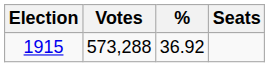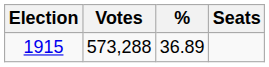(182, 47) 36.92 -> (182, 47) 36.89
